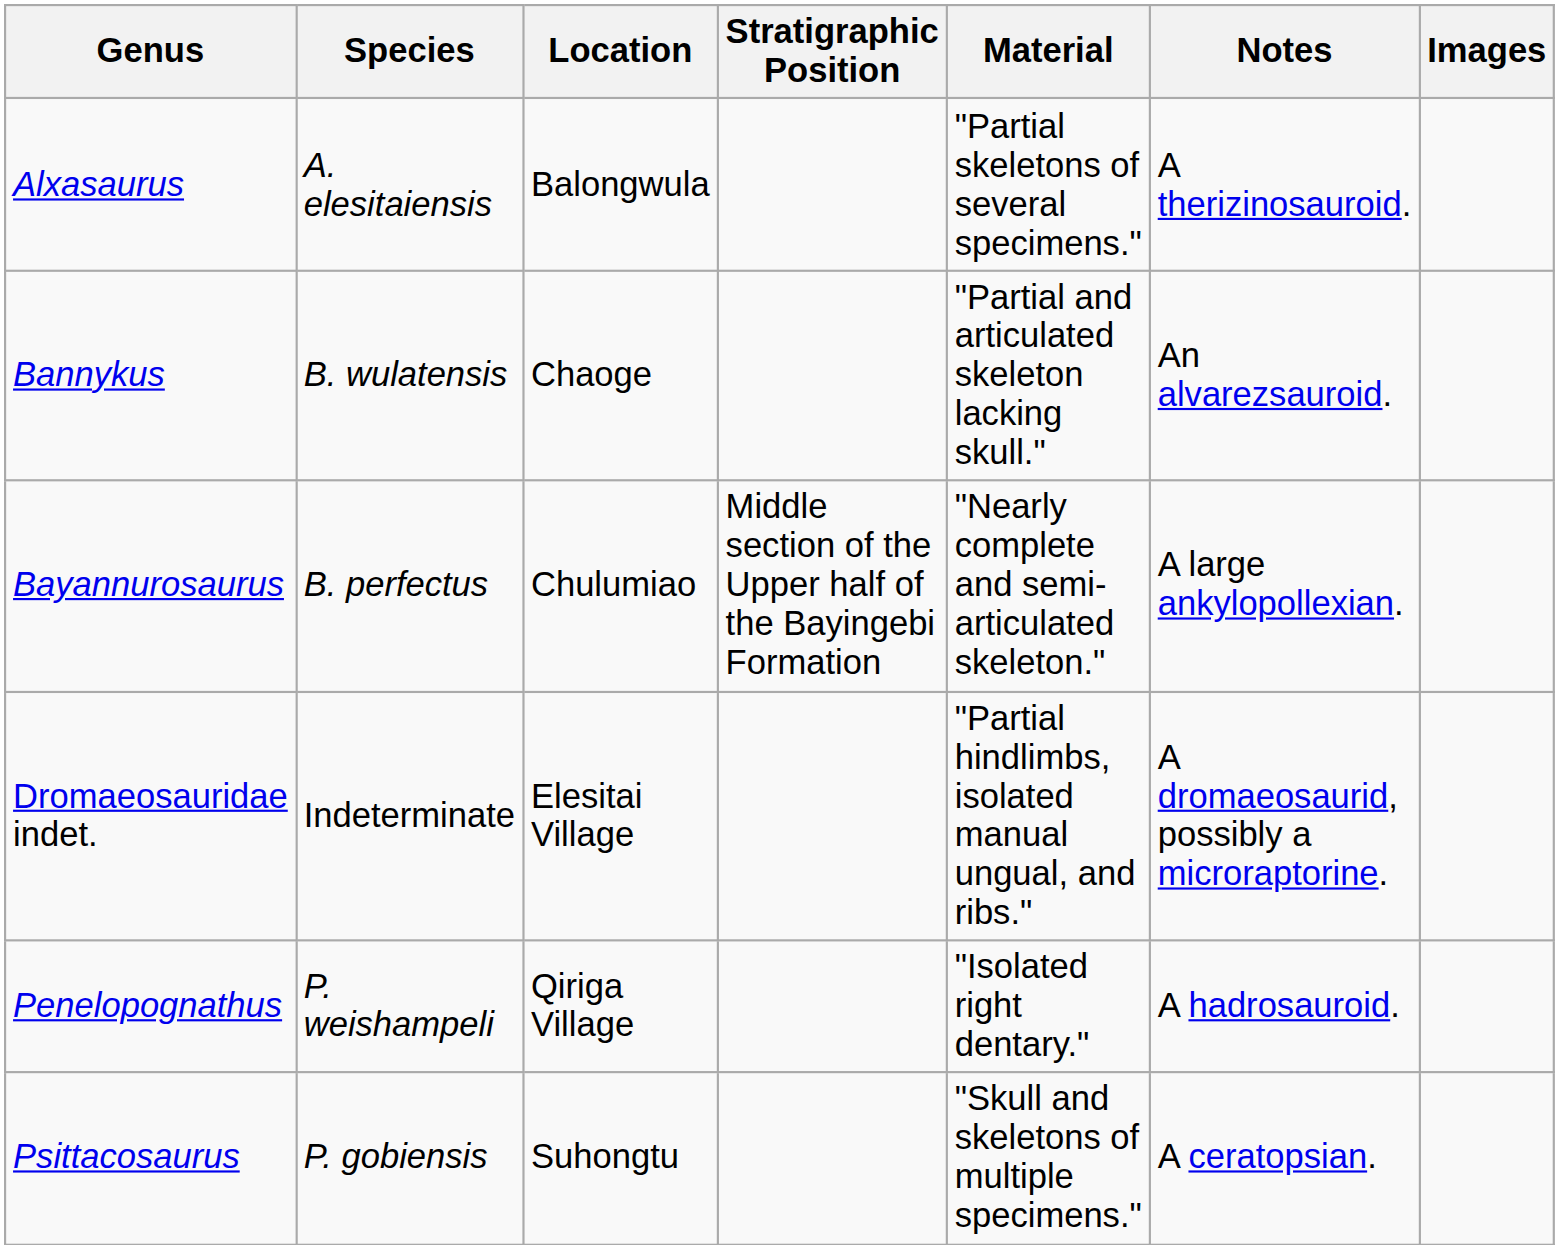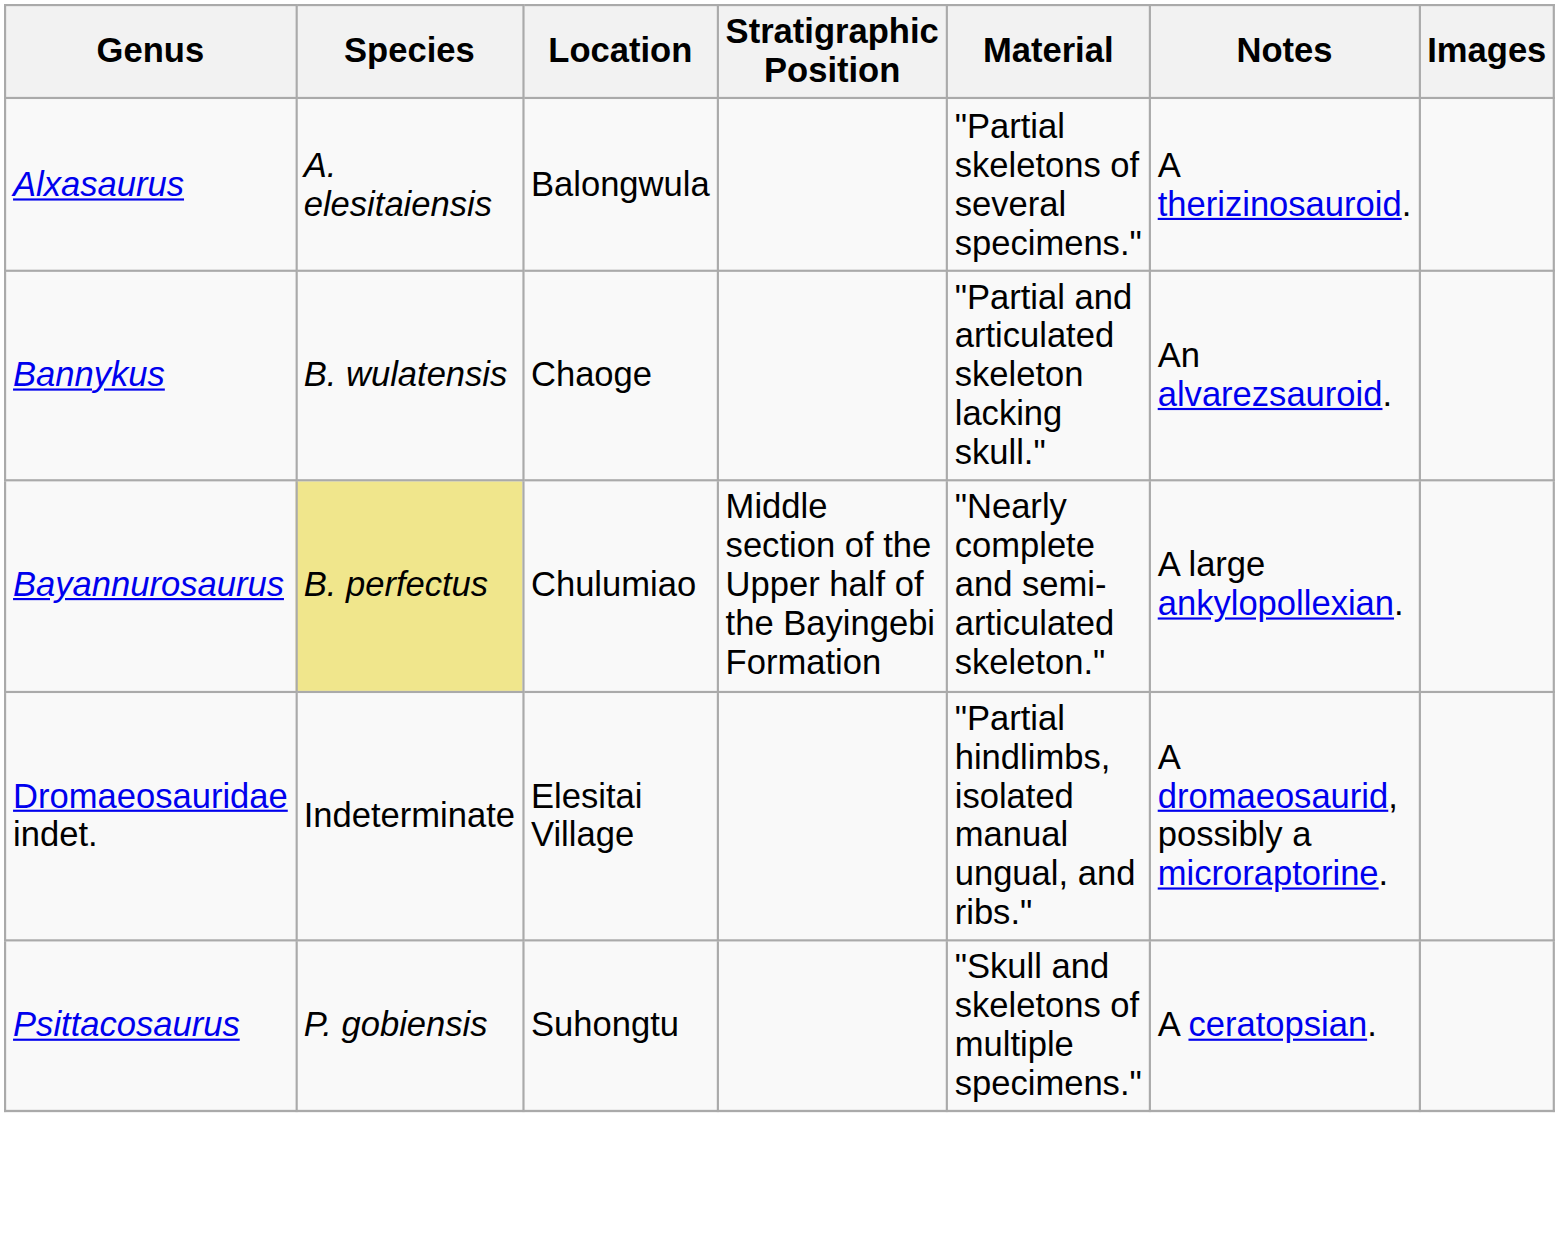(396, 585) no background -> (396, 585) khaki background
- row: (148, 1005)
